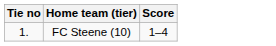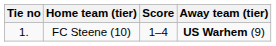+ column: (224, 13)
